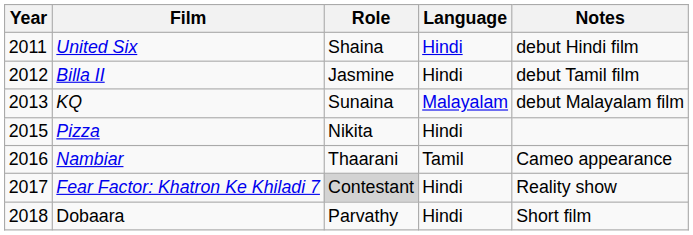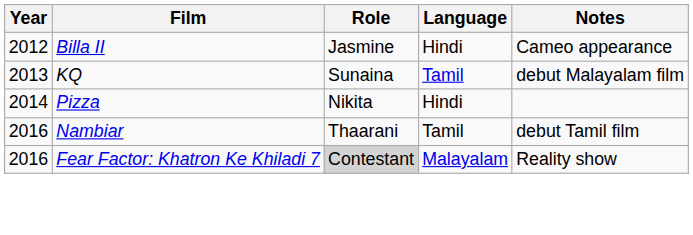- row: (97, 46)
(578, 74) debut Tamil film -> (594, 46) Cameo appearance
(465, 103) Malayalam -> (443, 74) Tamil
(28, 131) 2015 -> (28, 103) 2014
(594, 159) Cameo appearance -> (578, 131) debut Tamil film
(28, 187) 2017 -> (28, 159) 2016
(442, 187) Hindi -> (465, 159) Malayalam
- row: (90, 215)
